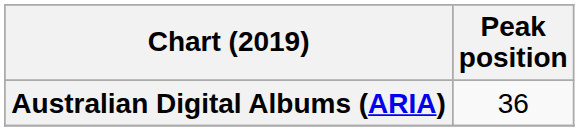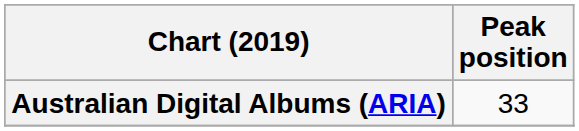(513, 102) 36 -> (513, 102) 33
